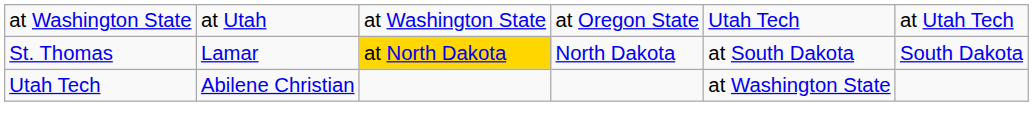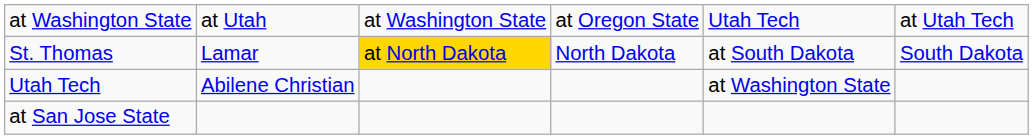+ row: (90, 117)
